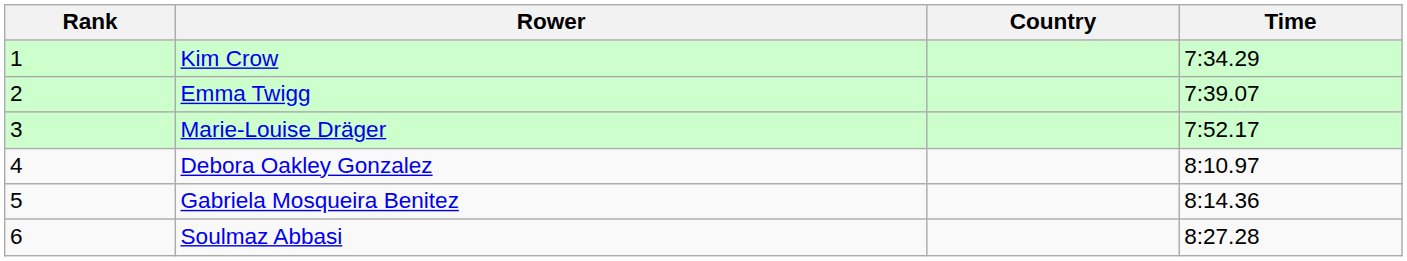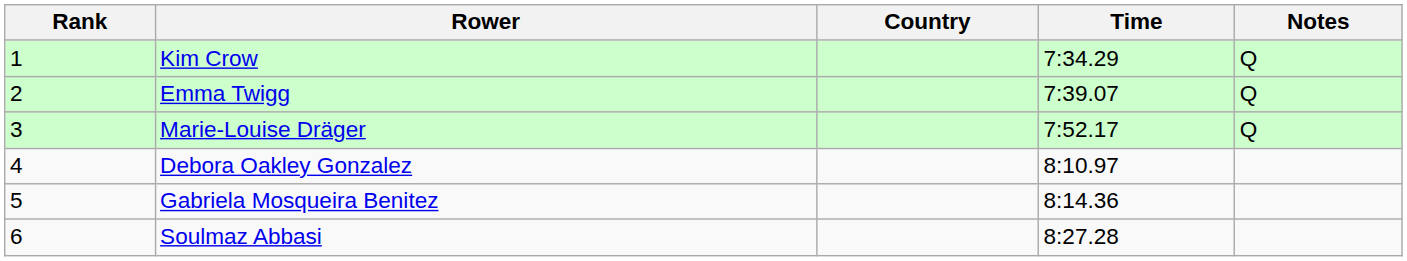+ column: (1318, 22)
